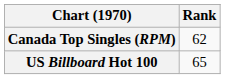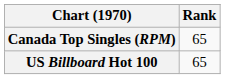(199, 39) 62 -> (199, 39) 65
